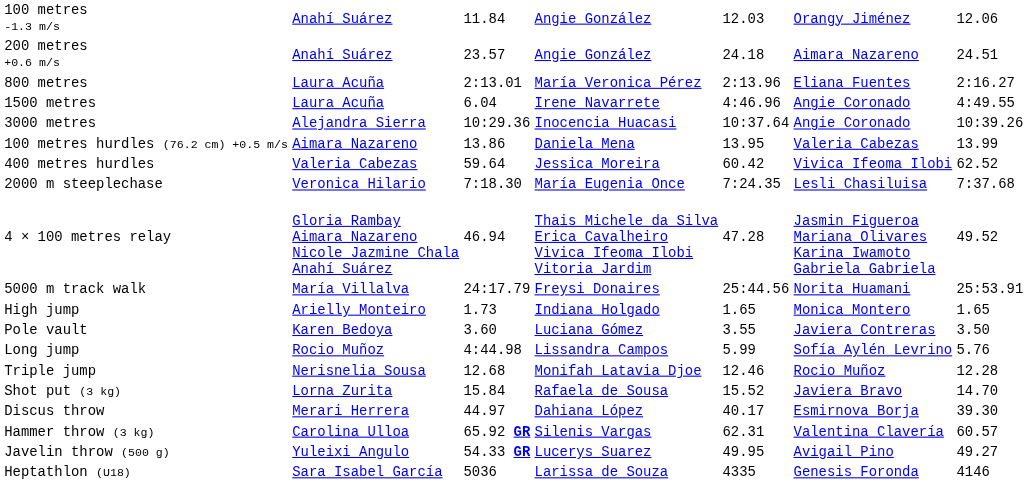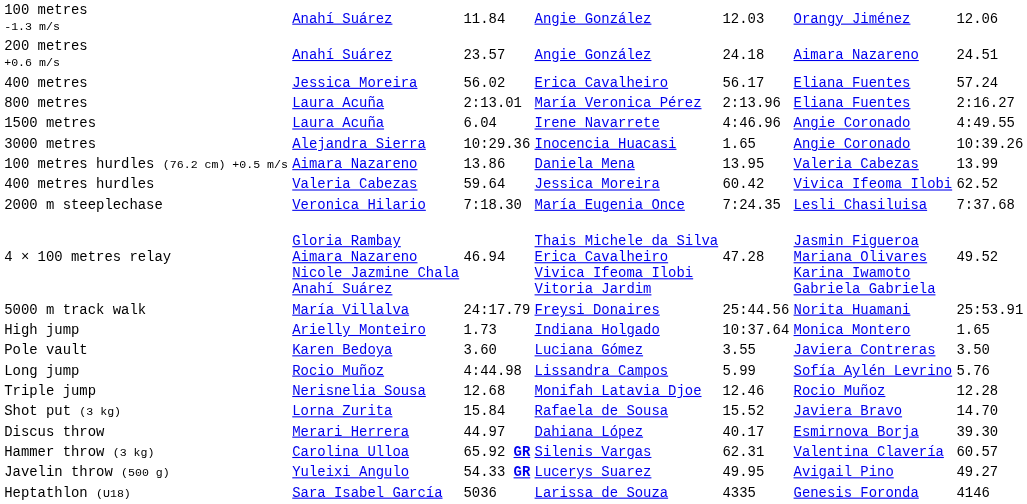+ row: (46, 83)
(756, 124) 10:37.64 -> (739, 144) 1.65
(739, 310) 1.65 -> (756, 330) 10:37.64
